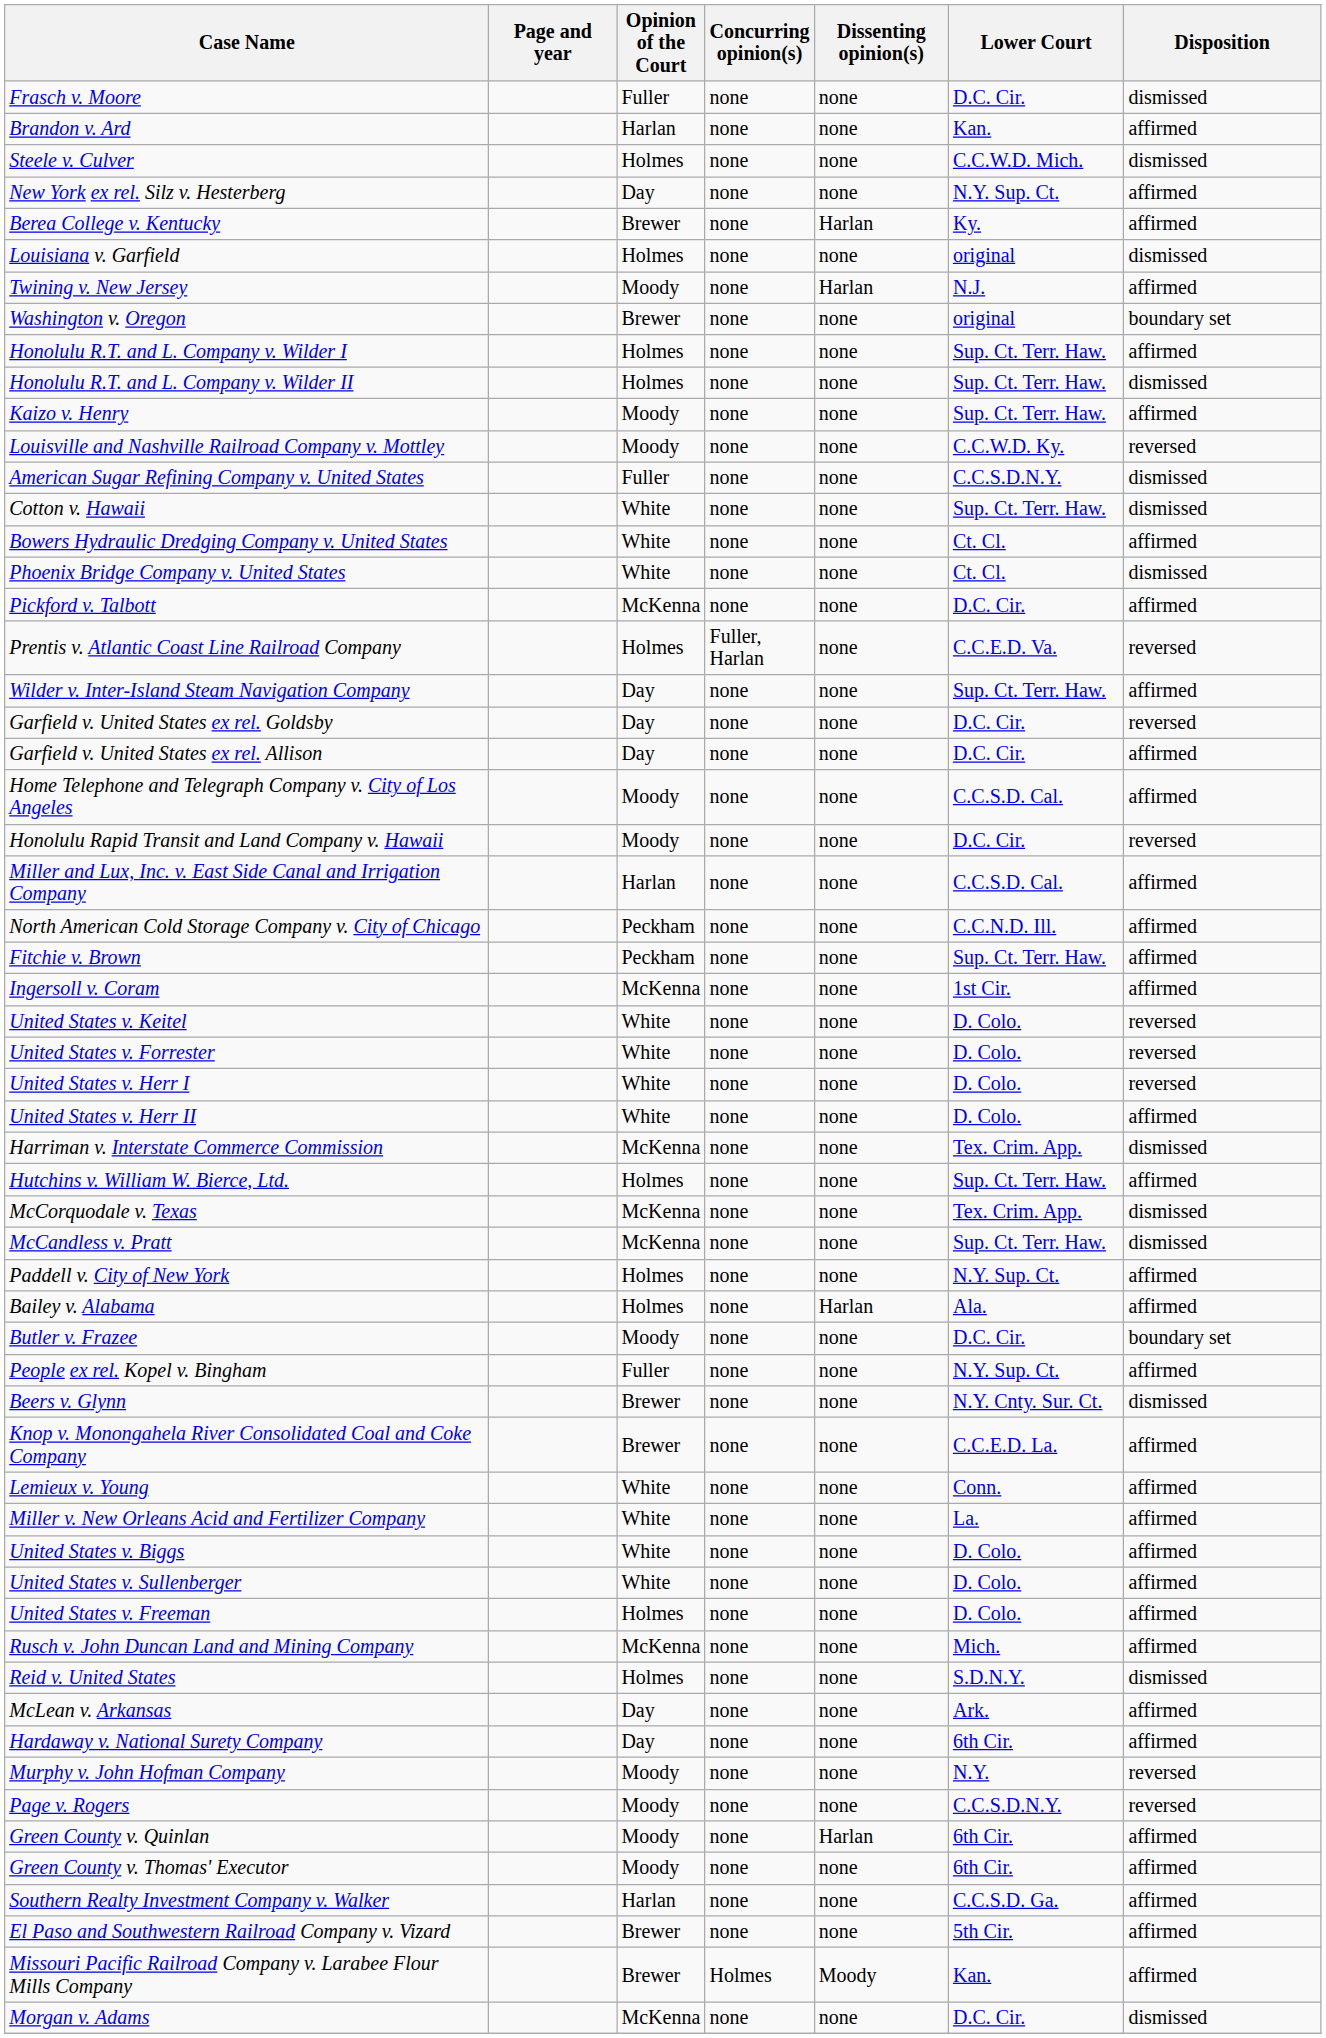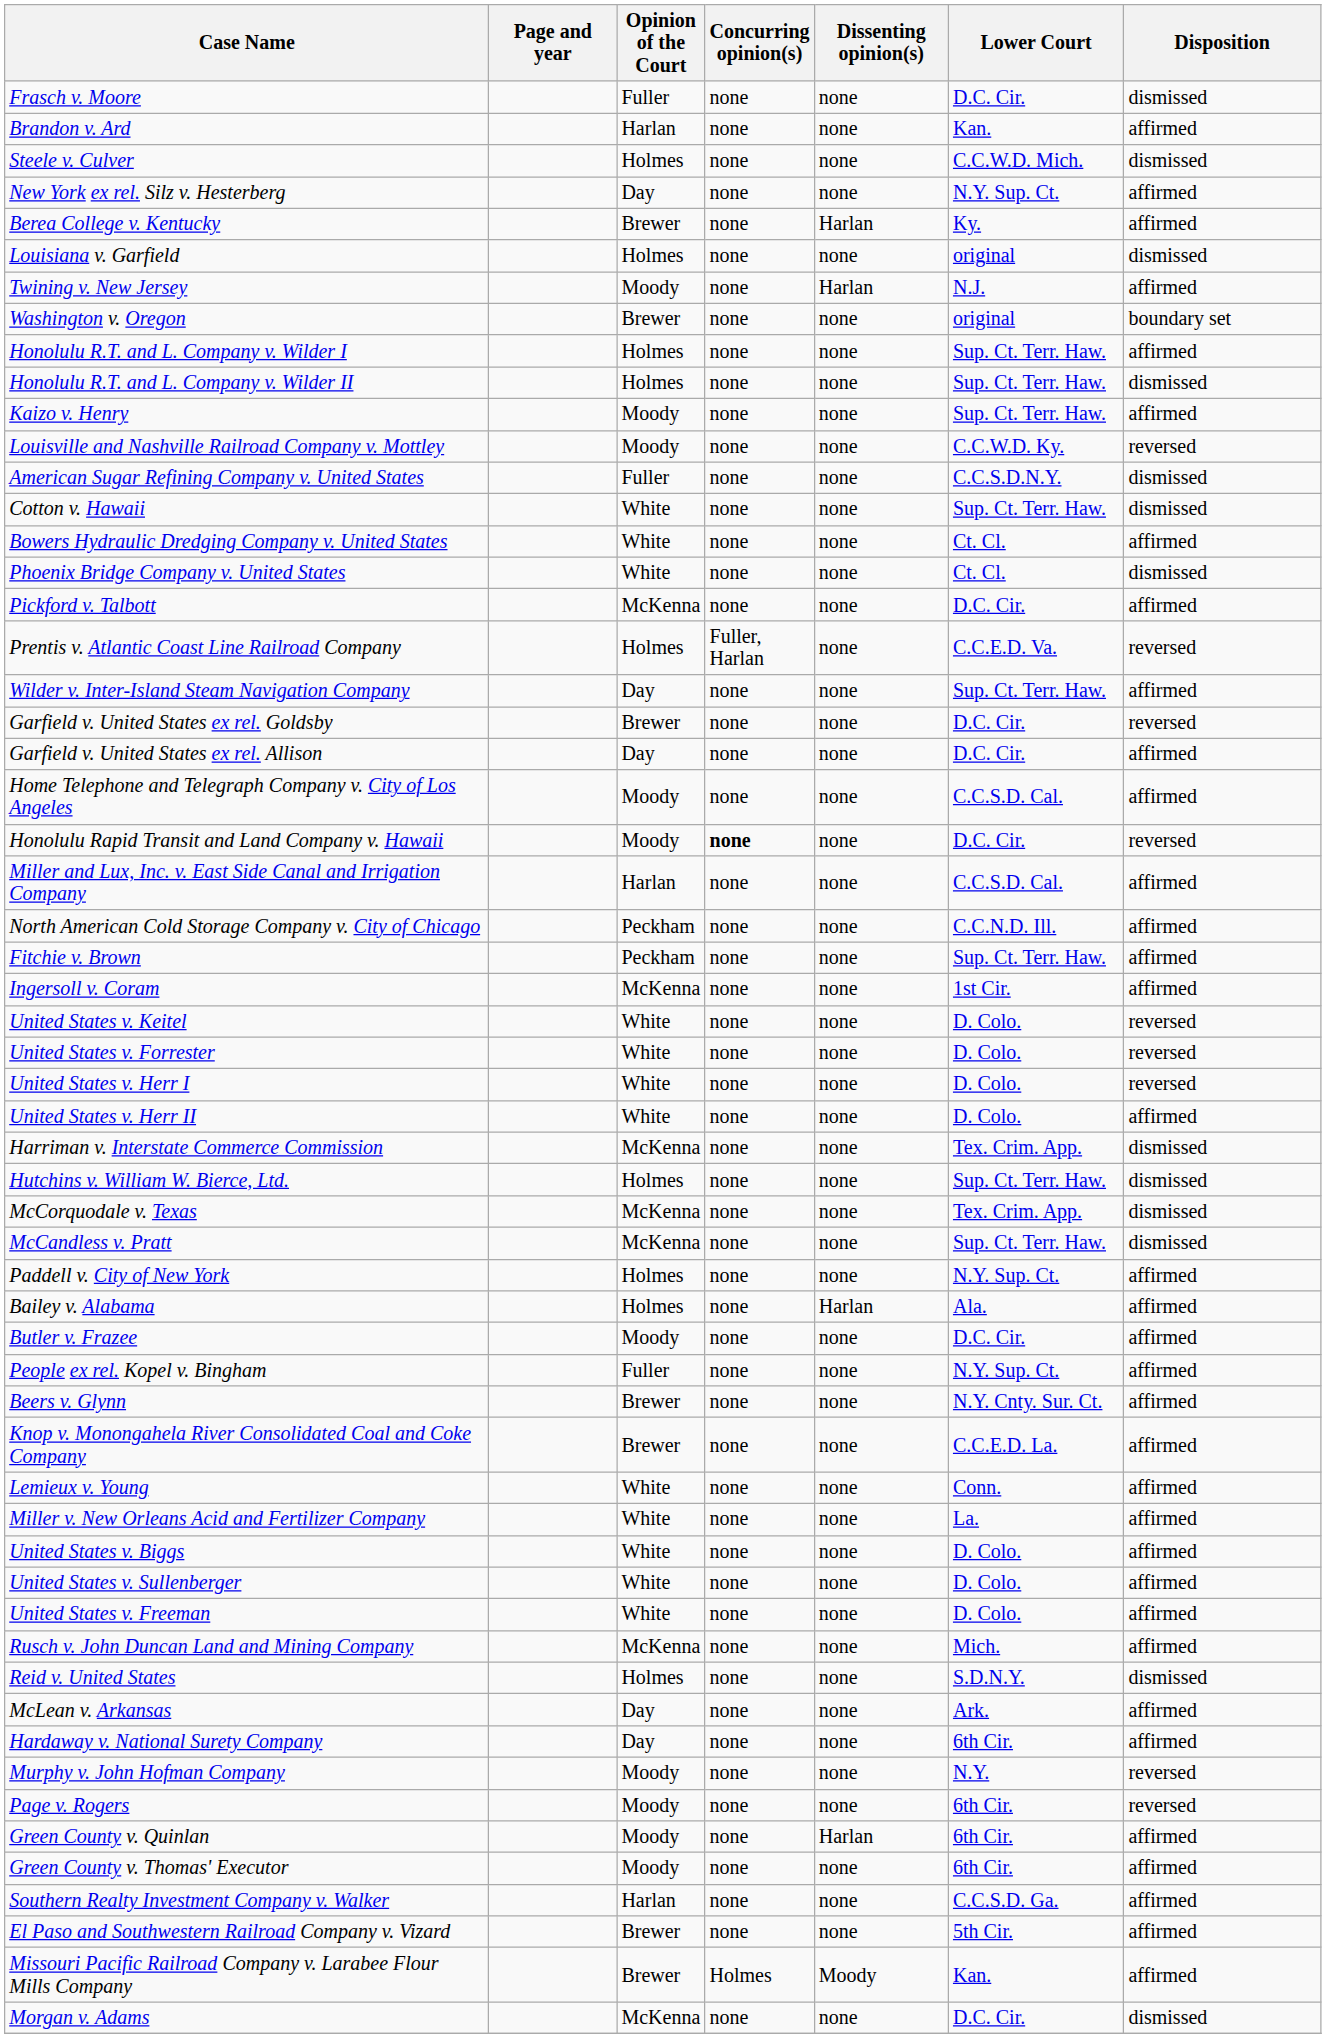(638, 722) Day -> (651, 722) Brewer
(729, 839) normal -> (730, 839) bold
(1163, 1179) affirmed -> (1168, 1179) dismissed
(1180, 1338) boundary set -> (1163, 1338) affirmed
(1168, 1401) dismissed -> (1163, 1401) affirmed
(653, 1614) Holmes -> (646, 1614) White
(1007, 1804) C.C.S.D.N.Y. -> (983, 1804) 6th Cir.
